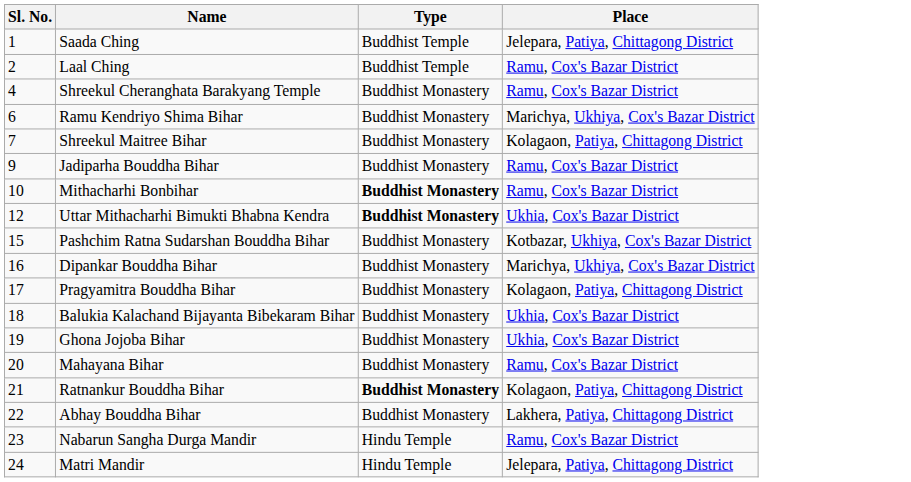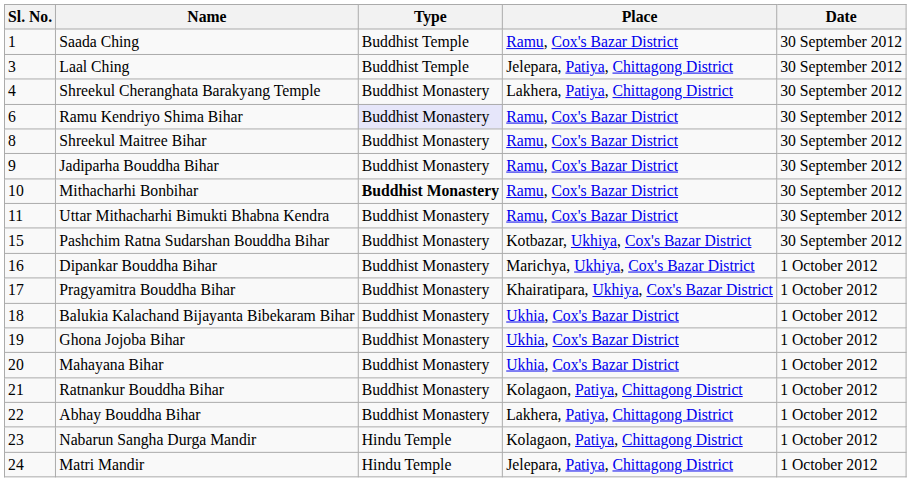+ column: (841, 16)
(620, 41) Jelepara, Patiya, Chittagong District -> (592, 41) Ramu, Cox's Bazar District
(12, 66) 2 -> (12, 66) 3
(592, 66) Ramu, Cox's Bazar District -> (620, 66) Jelepara, Patiya, Chittagong District
(592, 91) Ramu, Cox's Bazar District -> (620, 91) Lakhera, Patiya, Chittagong District
(426, 116) no background -> (426, 116) lavender background
(630, 116) Marichya, Ukhiya, Cox's Bazar District -> (592, 116) Ramu, Cox's Bazar District
(12, 141) 7 -> (12, 141) 8
(624, 141) Kolagaon, Patiya, Chittagong District -> (592, 141) Ramu, Cox's Bazar District
(16, 215) 12 -> (16, 215) 11
(430, 215) bold -> (426, 215) normal
(593, 215) Ukhia, Cox's Bazar District -> (592, 215) Ramu, Cox's Bazar District
(624, 290) Kolagaon, Patiya, Chittagong District -> (640, 290) Khairatipara, Ukhiya, Cox's Bazar District
(592, 365) Ramu, Cox's Bazar District -> (593, 365) Ukhia, Cox's Bazar District
(430, 389) bold -> (426, 389) normal
(592, 439) Ramu, Cox's Bazar District -> (624, 439) Kolagaon, Patiya, Chittagong District
